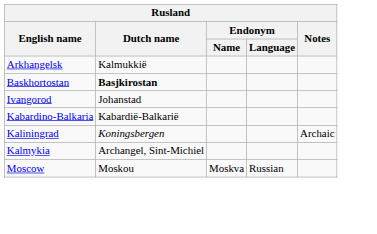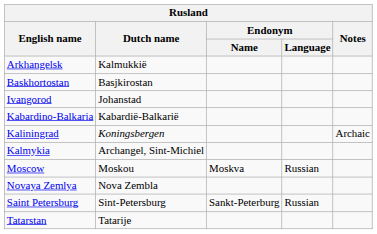(128, 82) bold -> (125, 82) normal
+ row: (42, 185)
+ row: (43, 202)
+ row: (27, 220)
